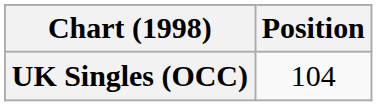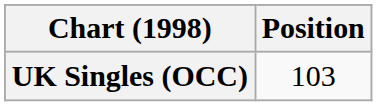(313, 75) 104 -> (313, 75) 103
